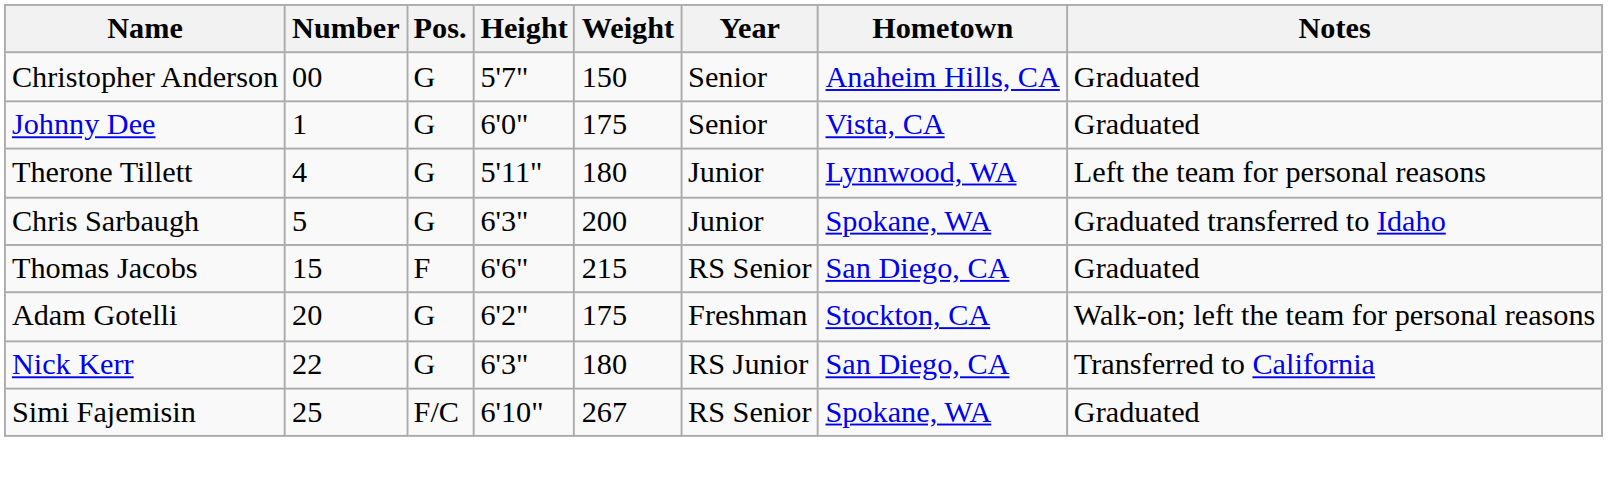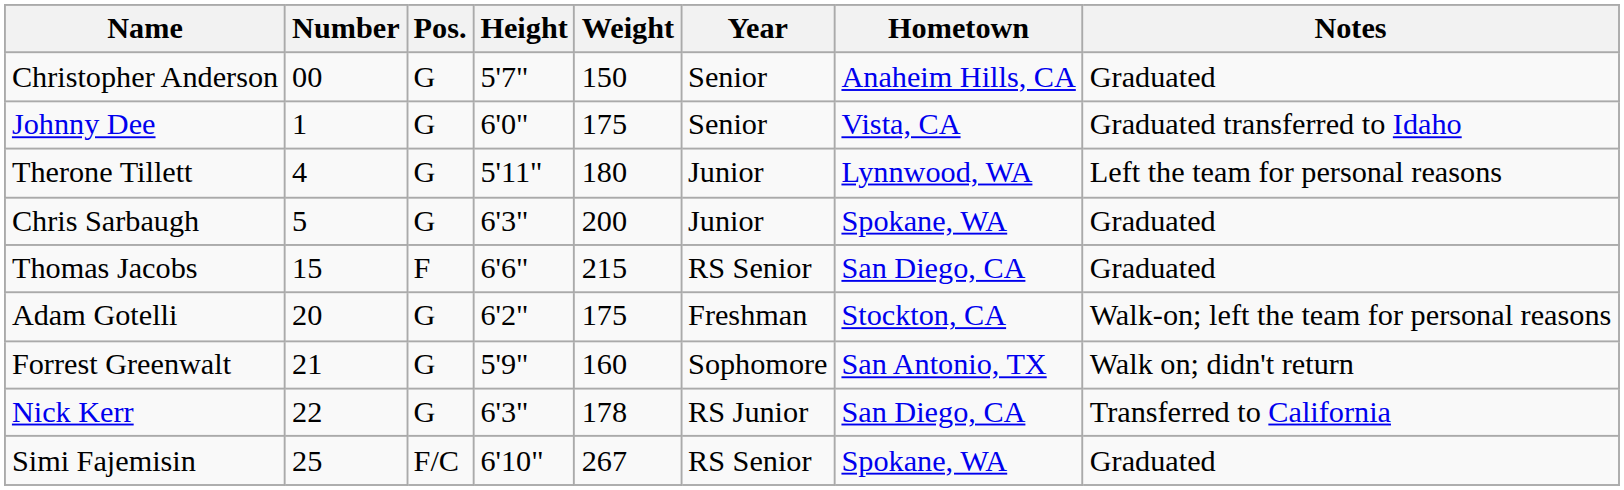(1137, 124) Graduated -> (1276, 124) Graduated transferred to Idaho
(1260, 220) Graduated transferred to Idaho -> (1153, 220) Graduated
+ row: (122, 364)
(604, 364) 180 -> (604, 412) 178
